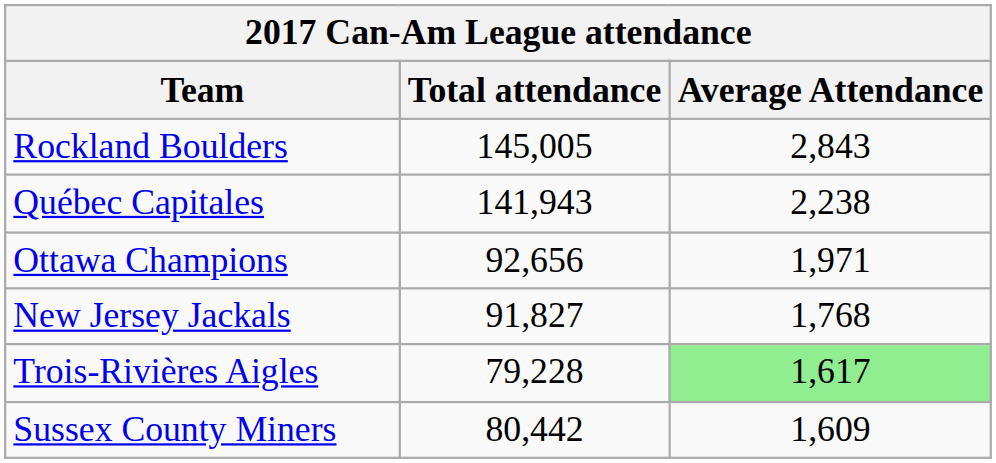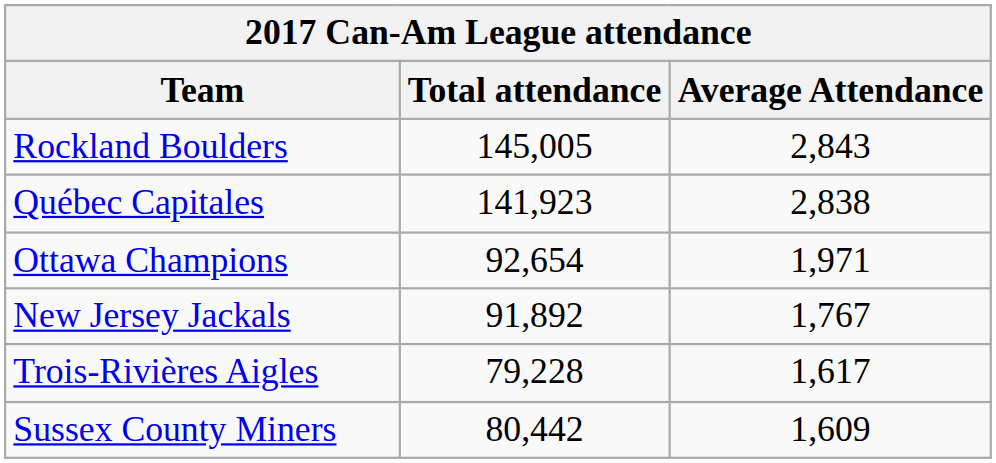(535, 202) 141,943 -> (535, 202) 141,923
(830, 202) 2,238 -> (830, 202) 2,838
(535, 259) 92,656 -> (535, 259) 92,654
(535, 315) 91,827 -> (535, 315) 91,892
(830, 315) 1,768 -> (830, 315) 1,767
(830, 372) lightgreen background -> (830, 372) no background
